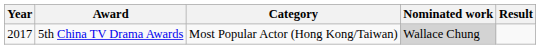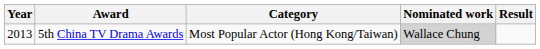(20, 34) 2017 -> (20, 34) 2013
